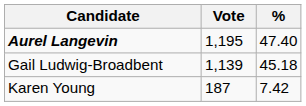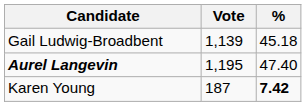rows swapped: (63, 40) <-> (85, 64)
(274, 88) normal -> (274, 88) bold
